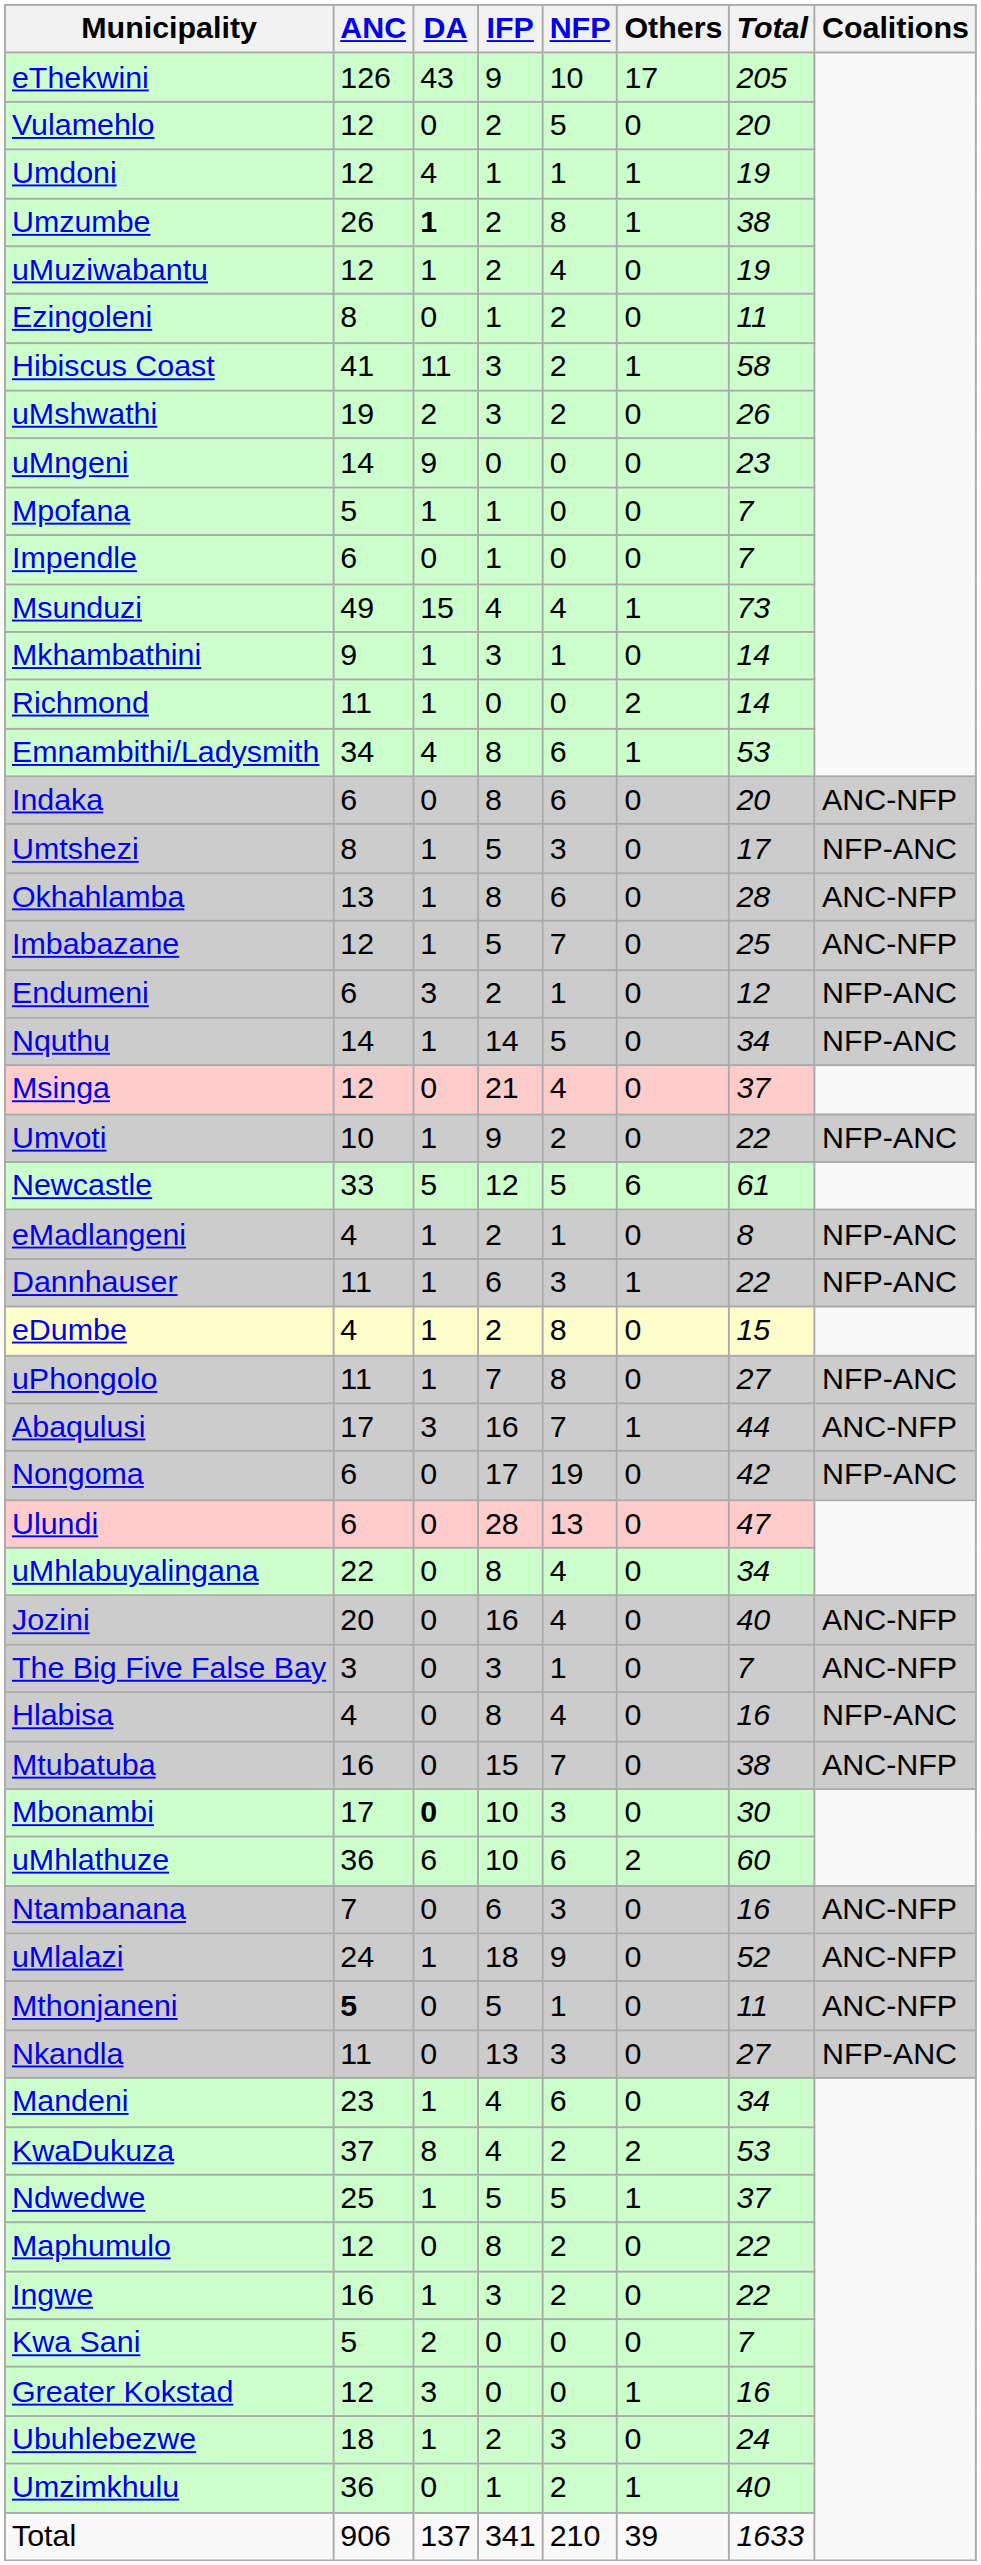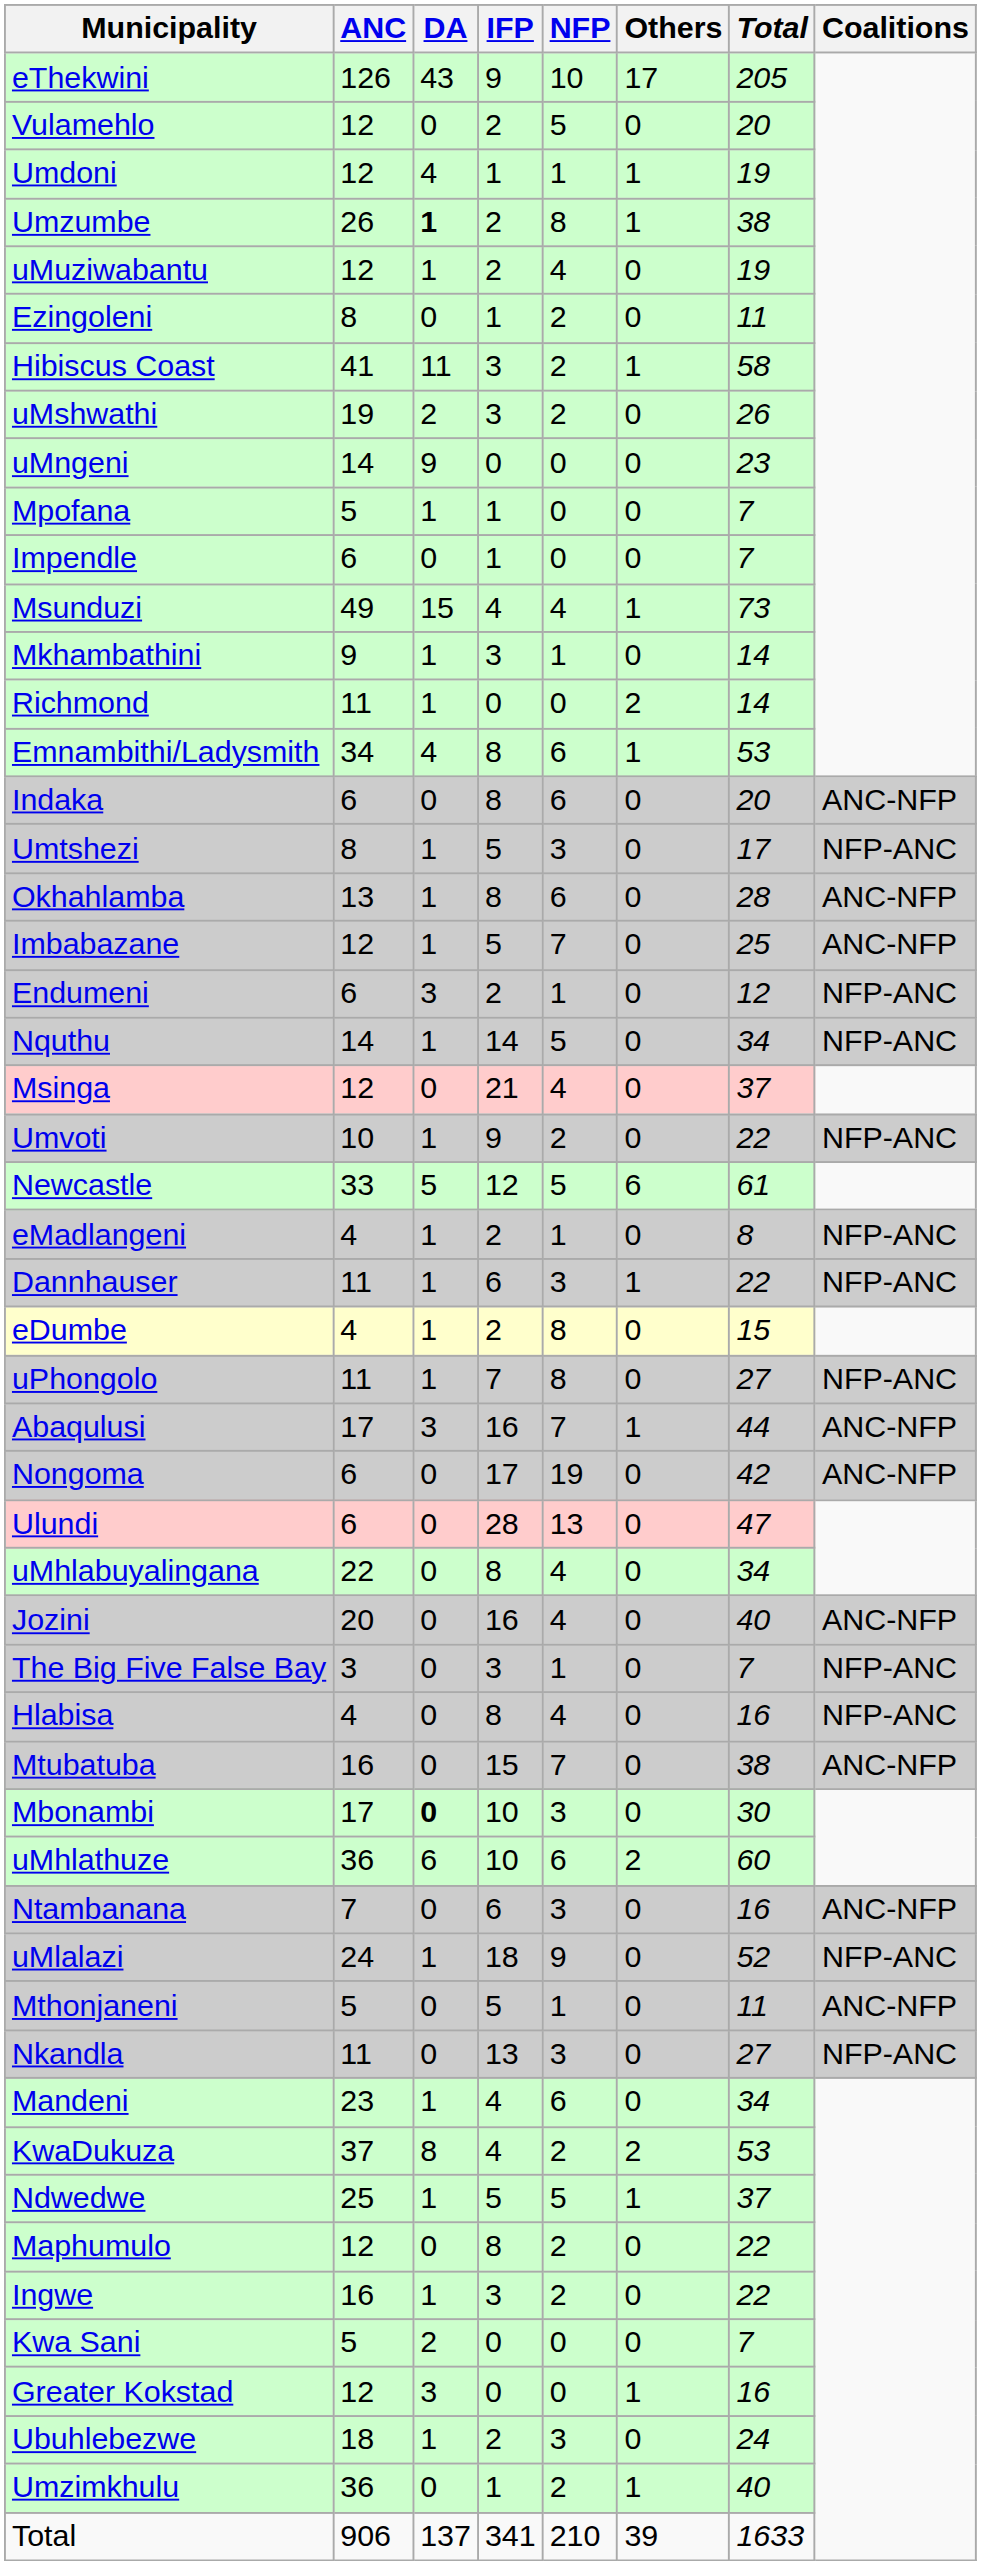(890, 1474) NFP-ANC -> (890, 1474) ANC-NFP
(890, 1667) ANC-NFP -> (890, 1667) NFP-ANC
(890, 1957) ANC-NFP -> (890, 1957) NFP-ANC
(349, 2005) bold -> (349, 2005) normal
